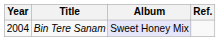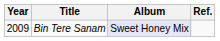(18, 28) 2004 -> (18, 28) 2009
